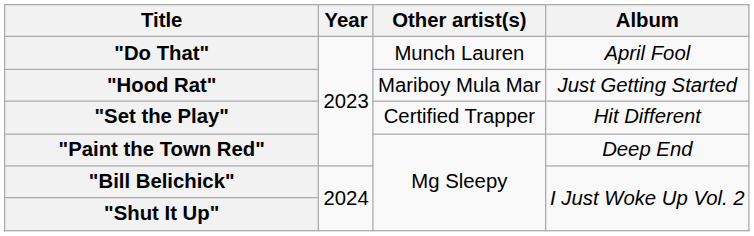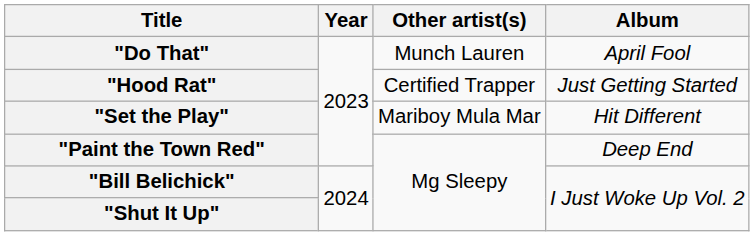(459, 85) Mariboy Mula Mar -> (459, 85) Certified Trapper
(459, 117) Certified Trapper -> (459, 117) Mariboy Mula Mar
